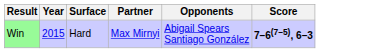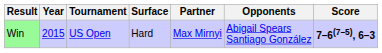+ column: (98, 12)
